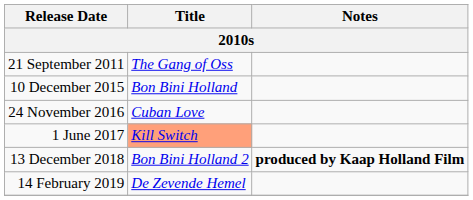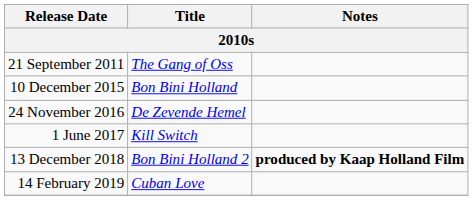(168, 111) Cuban Love -> (188, 111) De Zevende Hemel
(164, 135) lightsalmon background -> (164, 135) no background
(188, 183) De Zevende Hemel -> (168, 183) Cuban Love
